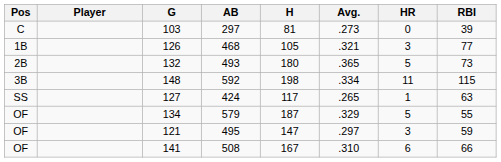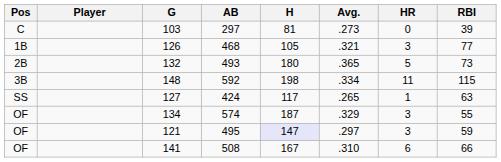(231, 115) 579 -> (231, 115) 574
(408, 115) 5 -> (408, 115) 3
(290, 132) no background -> (290, 132) lavender background
